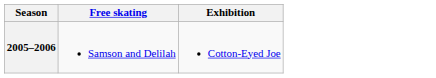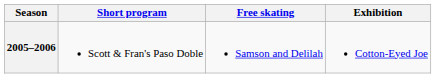+ column: (132, 13)
